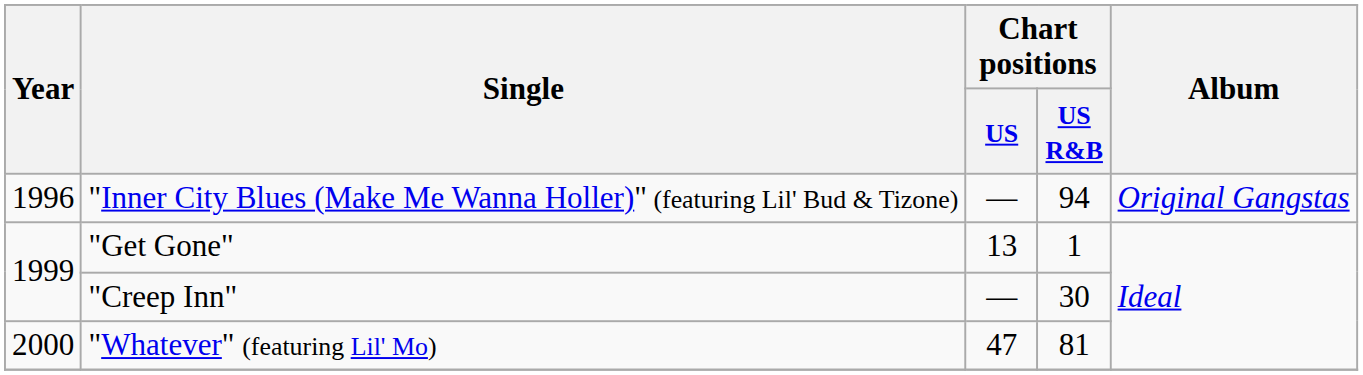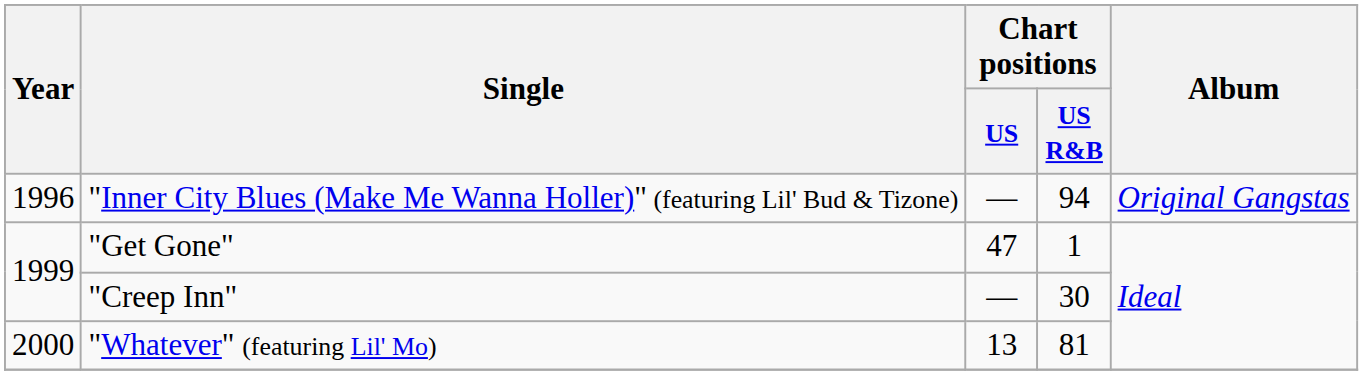(1002, 246) 13 -> (1002, 246) 47
(1002, 345) 47 -> (1002, 345) 13
